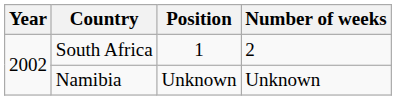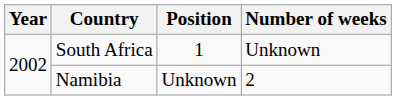(250, 49) 2 -> (283, 49) Unknown
(283, 79) Unknown -> (250, 79) 2
